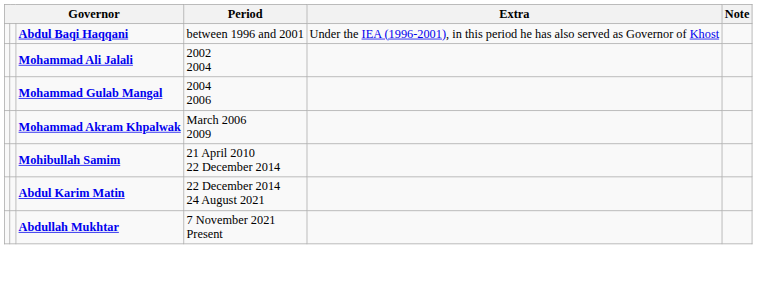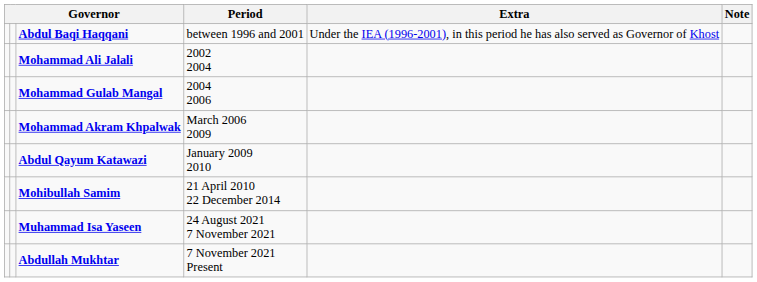+ row: (83, 160)
- row: (72, 193)
+ row: (80, 227)
